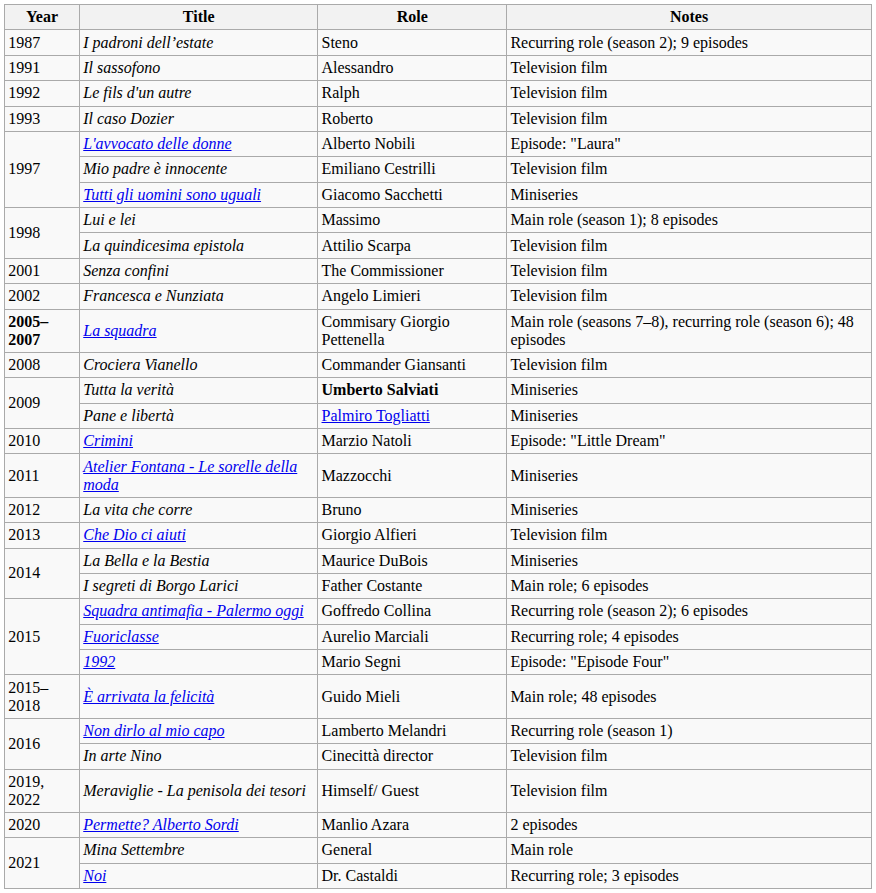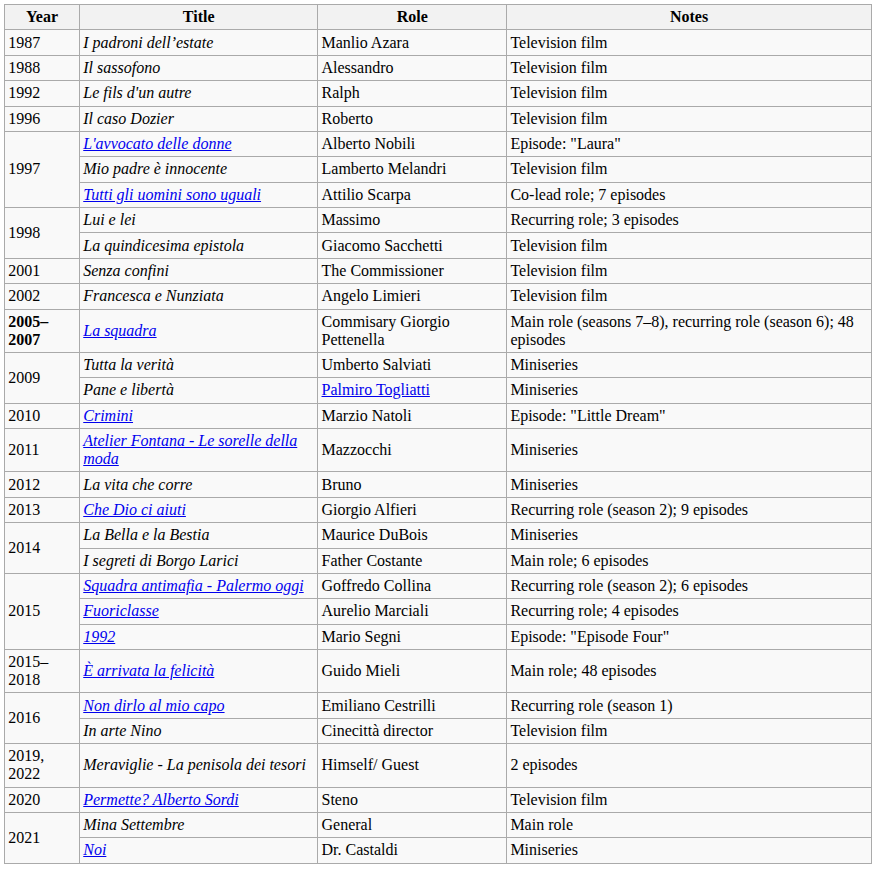(340, 42) Steno -> (365, 42) Manlio Azara
(629, 42) Recurring role (season 2); 9 episodes -> (559, 42) Television film
(24, 67) 1991 -> (24, 67) 1988
(24, 118) 1993 -> (24, 118) 1996
(379, 169) Emiliano Cestrilli -> (384, 169) Lamberto Melandri
(382, 194) Giacomo Sacchetti -> (366, 194) Attilio Scarpa
(544, 194) Miniseries -> (588, 194) Co-lead role; 7 episodes
(614, 220) Main role (season 1); 8 episodes -> (595, 220) Recurring role; 3 episodes
(366, 245) Attilio Scarpa -> (382, 245) Giacomo Sacchetti
- row: (140, 365)
(380, 390) bold -> (376, 365) normal
(559, 535) Television film -> (629, 509) Recurring role (season 2); 9 episodes
(384, 730) Lamberto Melandri -> (379, 705) Emiliano Cestrilli
(559, 790) Television film -> (544, 765) 2 episodes
(365, 825) Manlio Azara -> (340, 799) Steno
(544, 825) 2 episodes -> (559, 799) Television film
(595, 875) Recurring role; 3 episodes -> (544, 850) Miniseries
